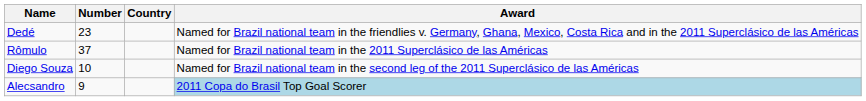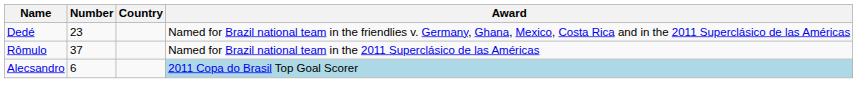- row: (40, 68)
(82, 86) 9 -> (73, 68) 6
